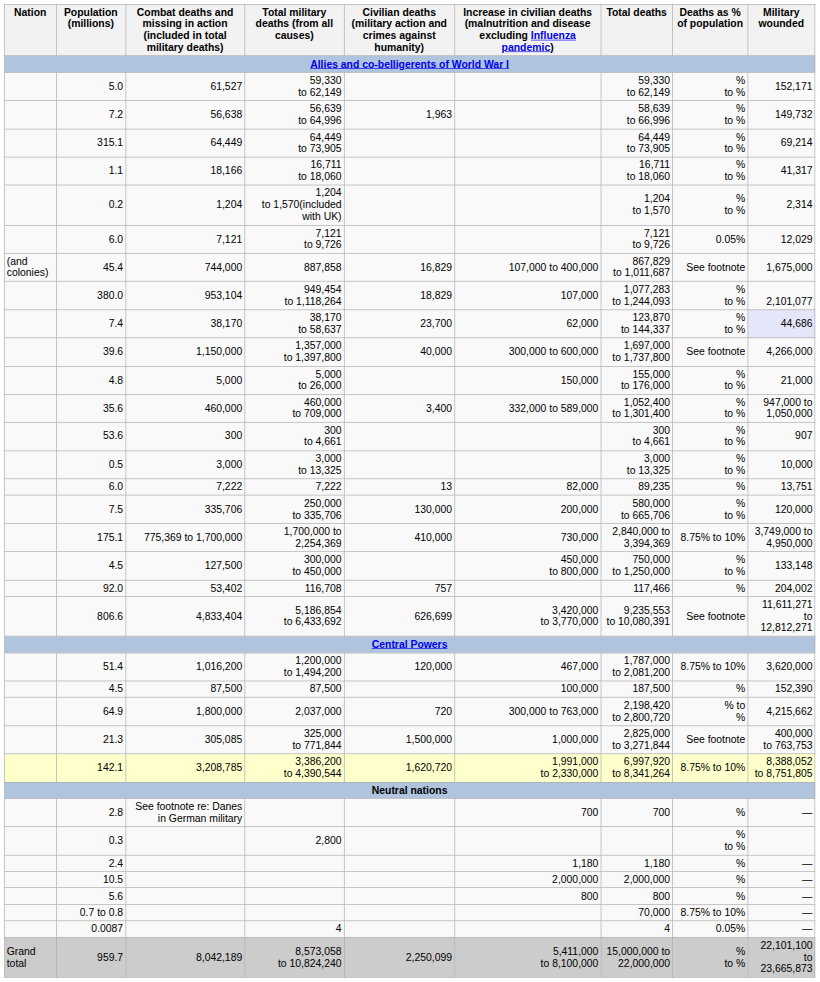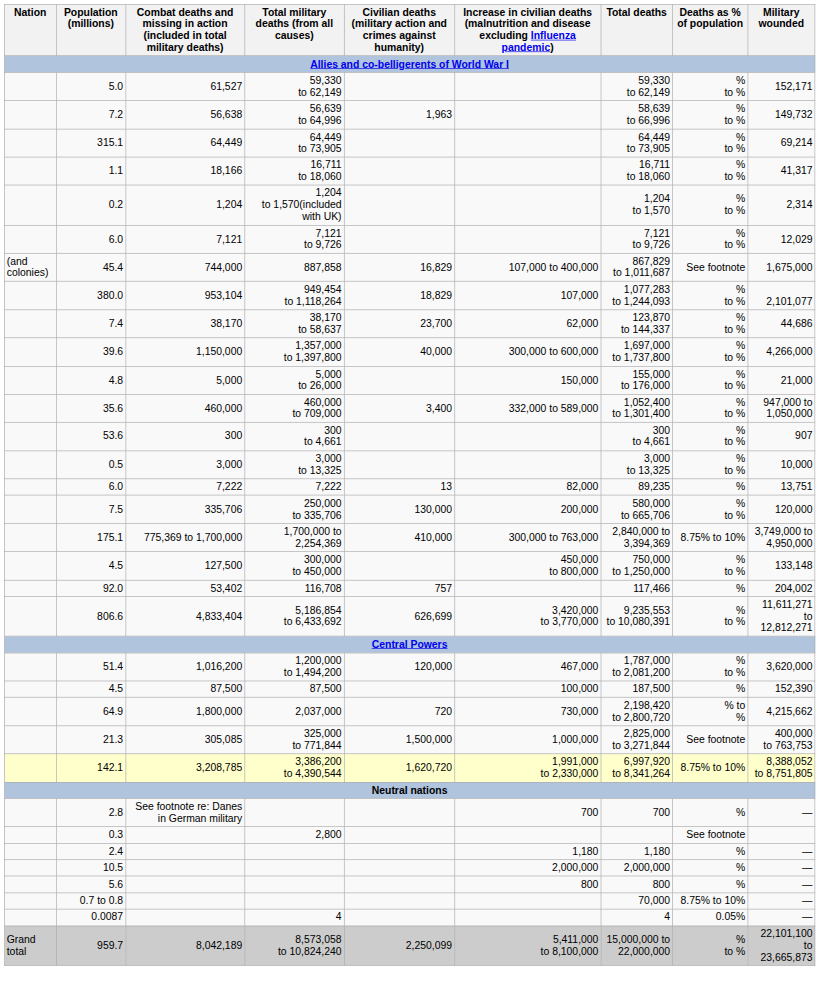(730, 239) 0.05% -> (735, 239) % to %
(797, 323) lavender background -> (797, 323) no background
(716, 352) See footnote -> (735, 352) % to %
(580, 537) 730,000 -> (554, 537) 300,000 to 763,000
(716, 616) See footnote -> (735, 616) % to %
(713, 667) 8.75% to 10% -> (735, 667) % to %
(554, 711) 300,000 to 763,000 -> (580, 711) 730,000
(735, 841) % to % -> (716, 835) See footnote
